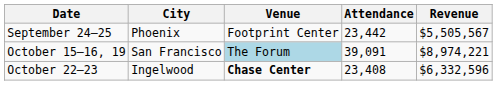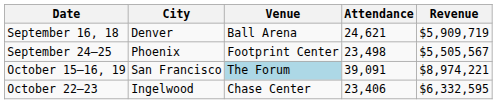+ row: (63, 33)
(365, 33) 23,442 -> (365, 52) 23,498
(269, 70) bold -> (269, 89) normal
(365, 70) 23,408 -> (365, 89) 23,406
(454, 70) $6,332,596 -> (454, 89) $6,332,595
